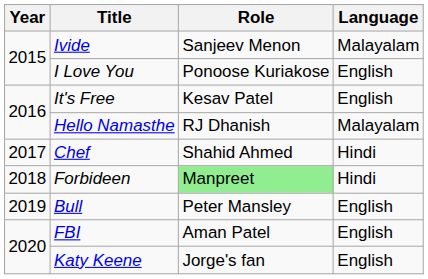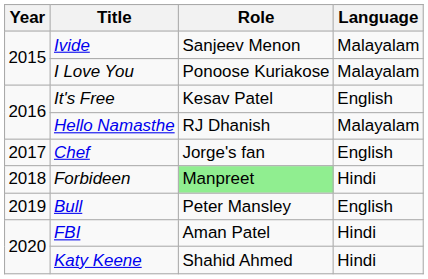(365, 71) English -> (378, 71) Malayalam
(238, 152) Shahid Ahmed -> (224, 152) Jorge's fan
(357, 152) Hindi -> (365, 152) English
(365, 233) English -> (357, 233) Hindi
(224, 260) Jorge's fan -> (238, 260) Shahid Ahmed
(365, 260) English -> (357, 260) Hindi
